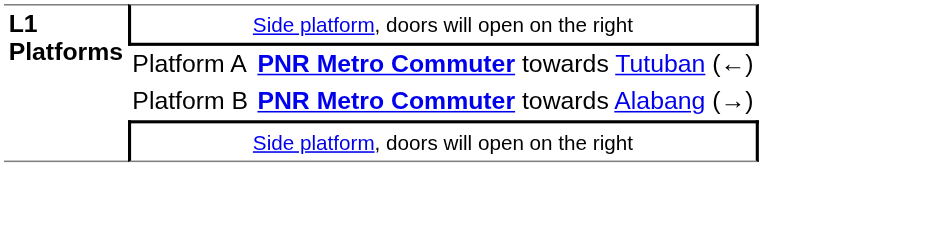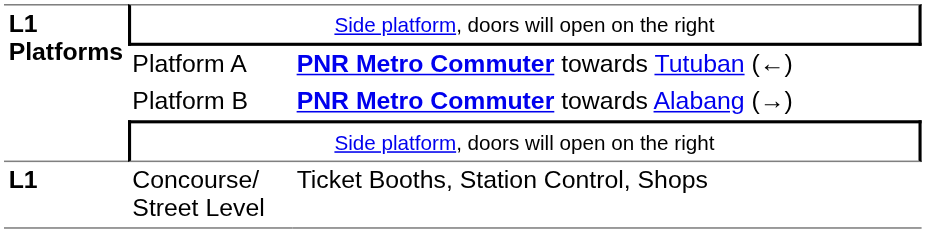+ row: (199, 194)
